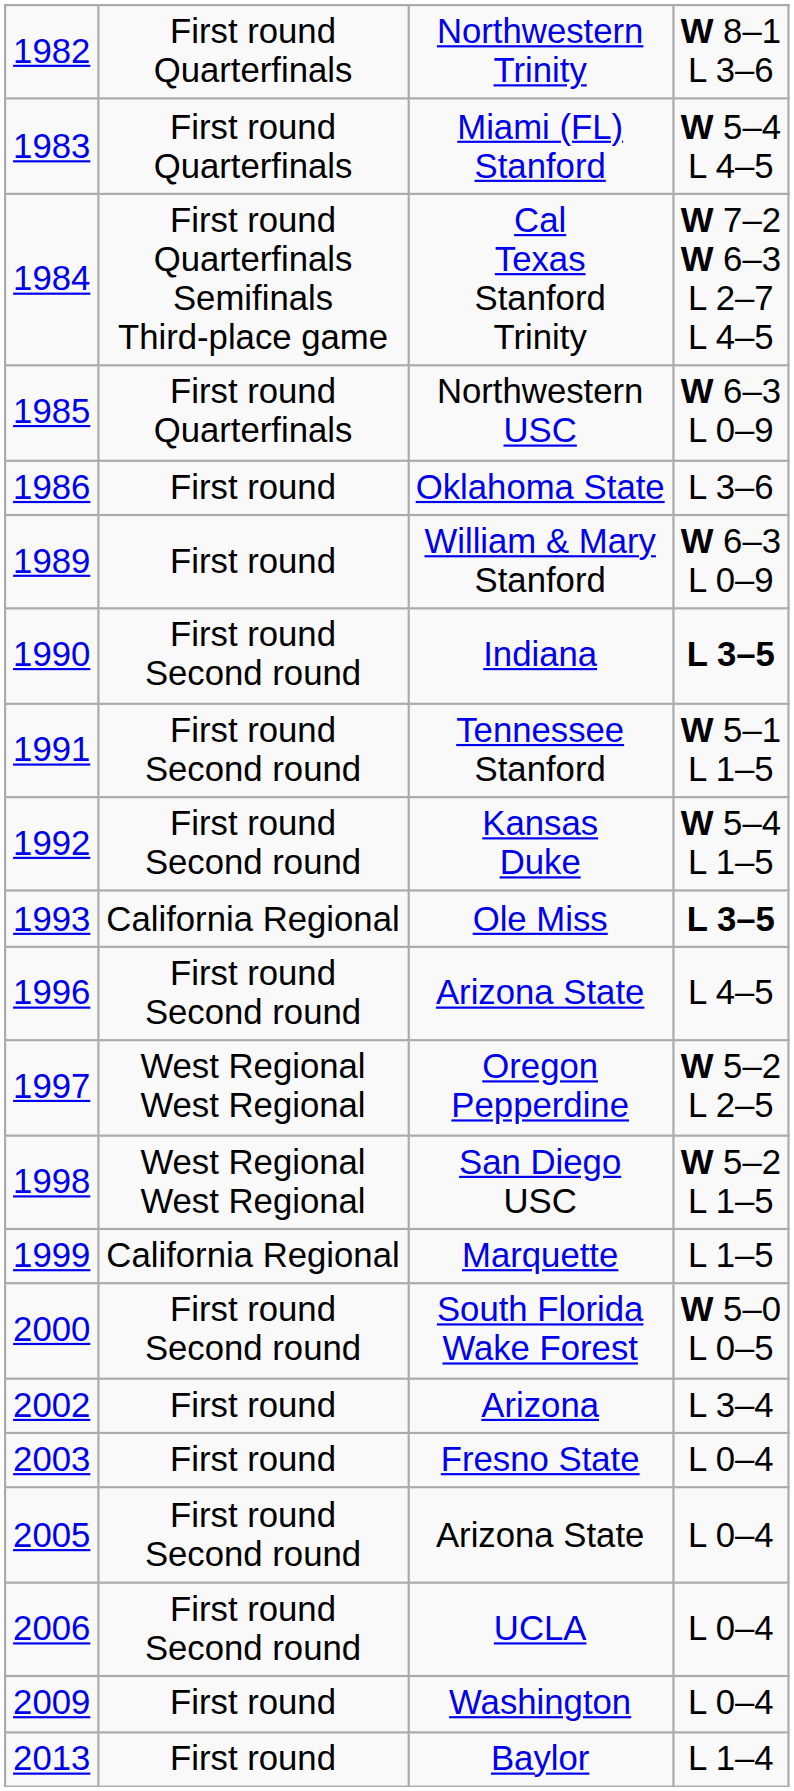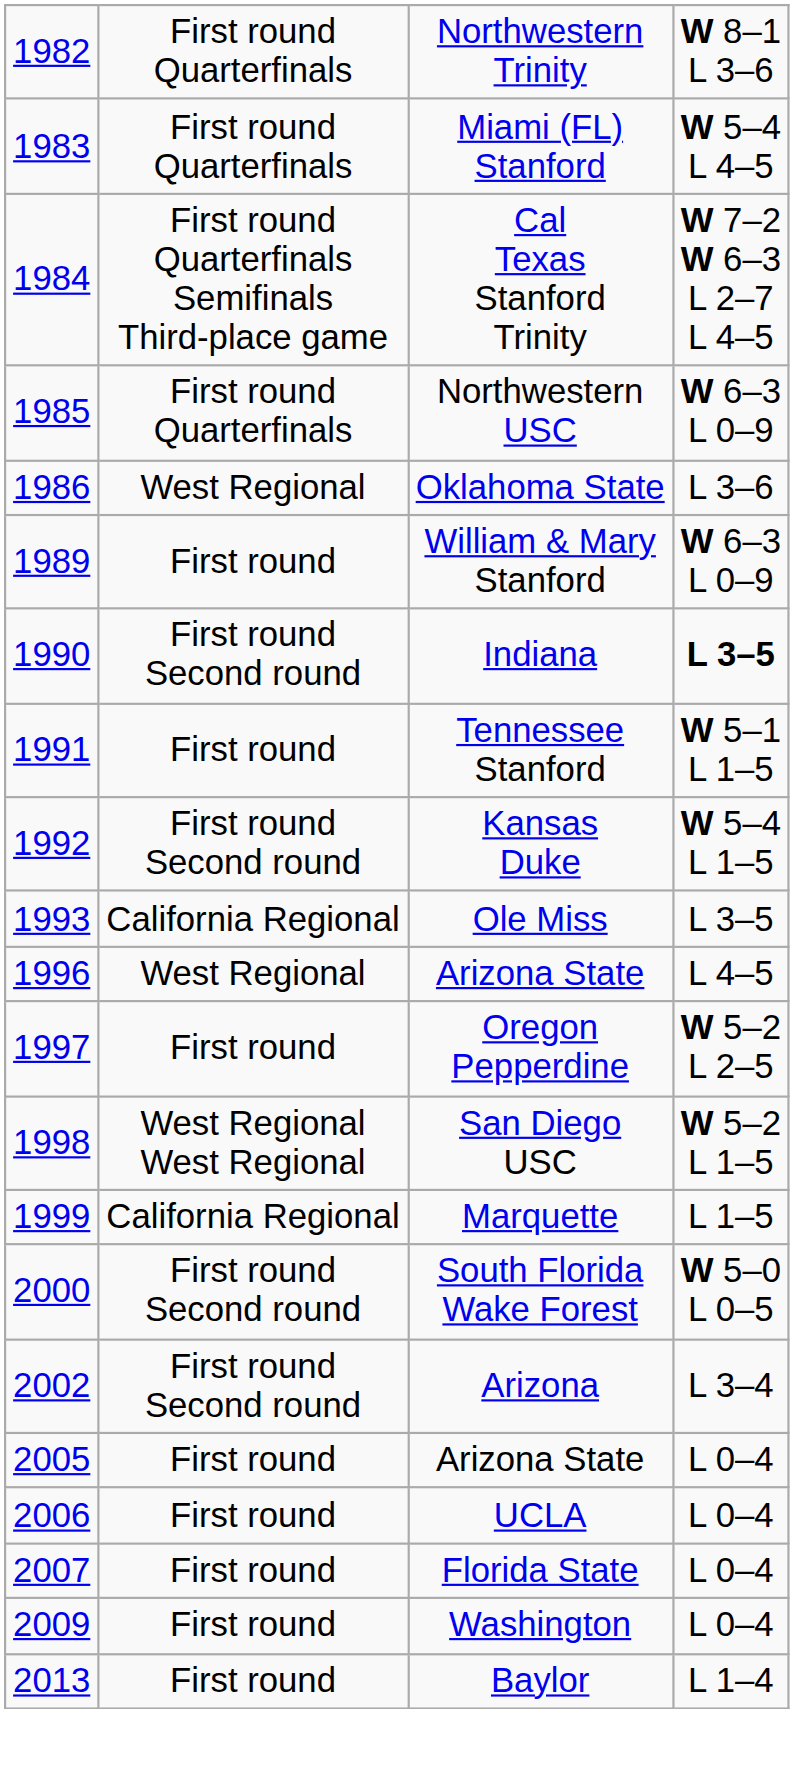(253, 486) First round -> (253, 486) West Regional
(253, 749) First round Second round -> (253, 749) First round
(731, 918) bold -> (731, 918) normal
(253, 992) First round Second round -> (253, 973) West Regional
(253, 1086) West Regional West Regional -> (253, 1047) First round
(253, 1404) First round -> (253, 1385) First round Second round
- row: (52, 1459)
(253, 1534) First round Second round -> (253, 1459) First round
(253, 1628) First round Second round -> (253, 1514) First round
+ row: (52, 1570)
